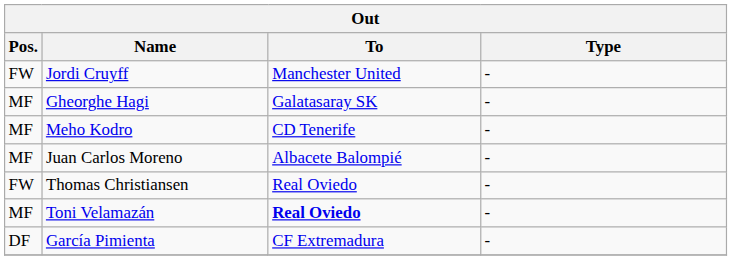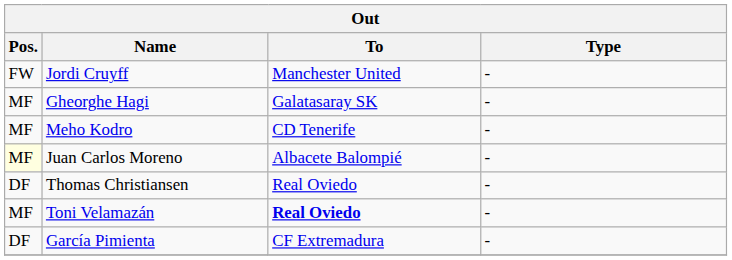(21, 157) no background -> (21, 157) lightyellow background
(21, 185) FW -> (19, 185) DF
